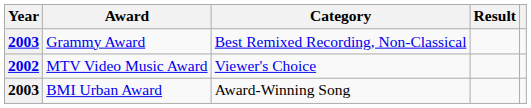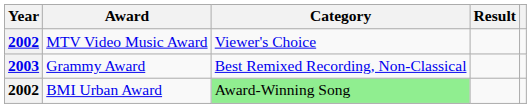rows swapped: (127, 66) <-> (96, 41)
(24, 90) 2003 -> (24, 90) 2002
(282, 90) no background -> (282, 90) lightgreen background
